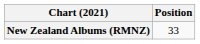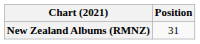(174, 30) 33 -> (174, 30) 31
